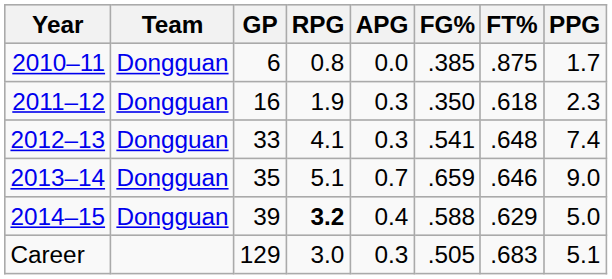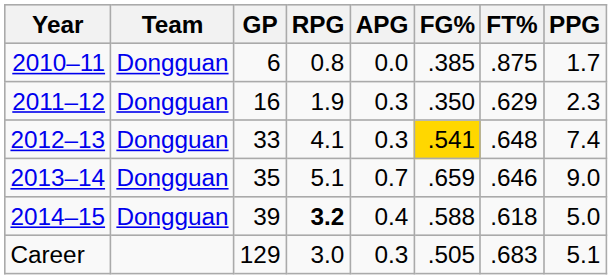(514, 101) .618 -> (514, 101) .629
(451, 140) no background -> (451, 140) gold background
(514, 217) .629 -> (514, 217) .618
